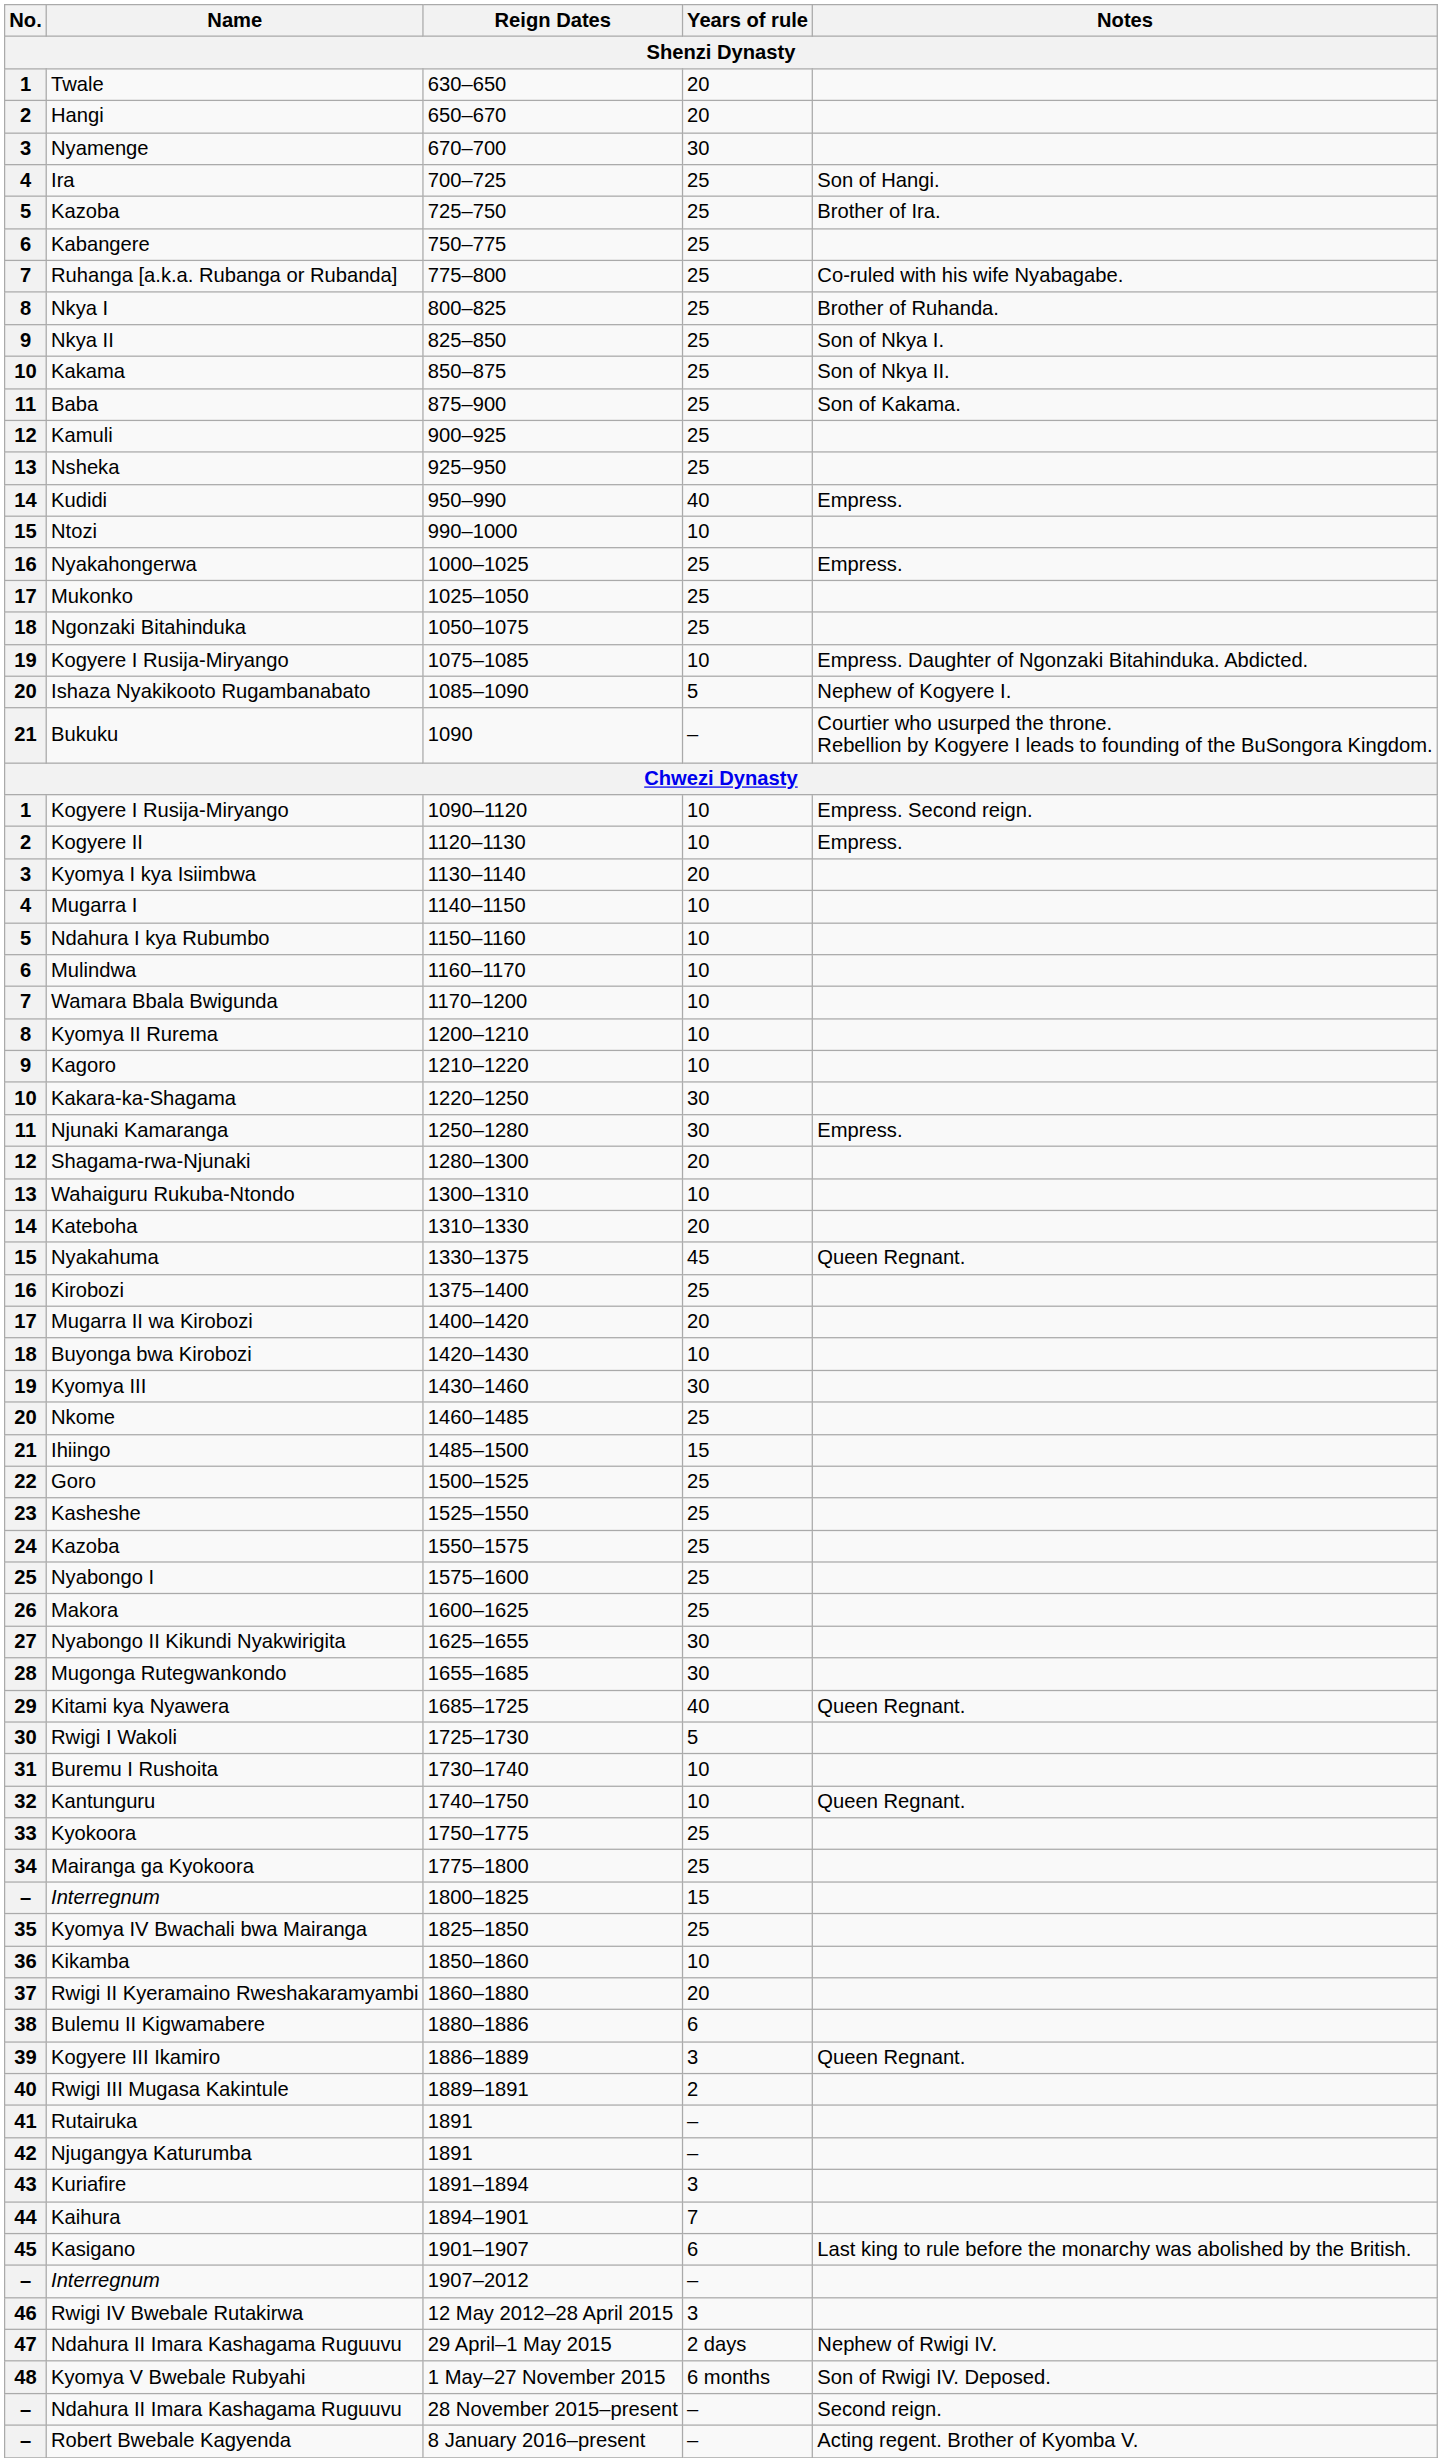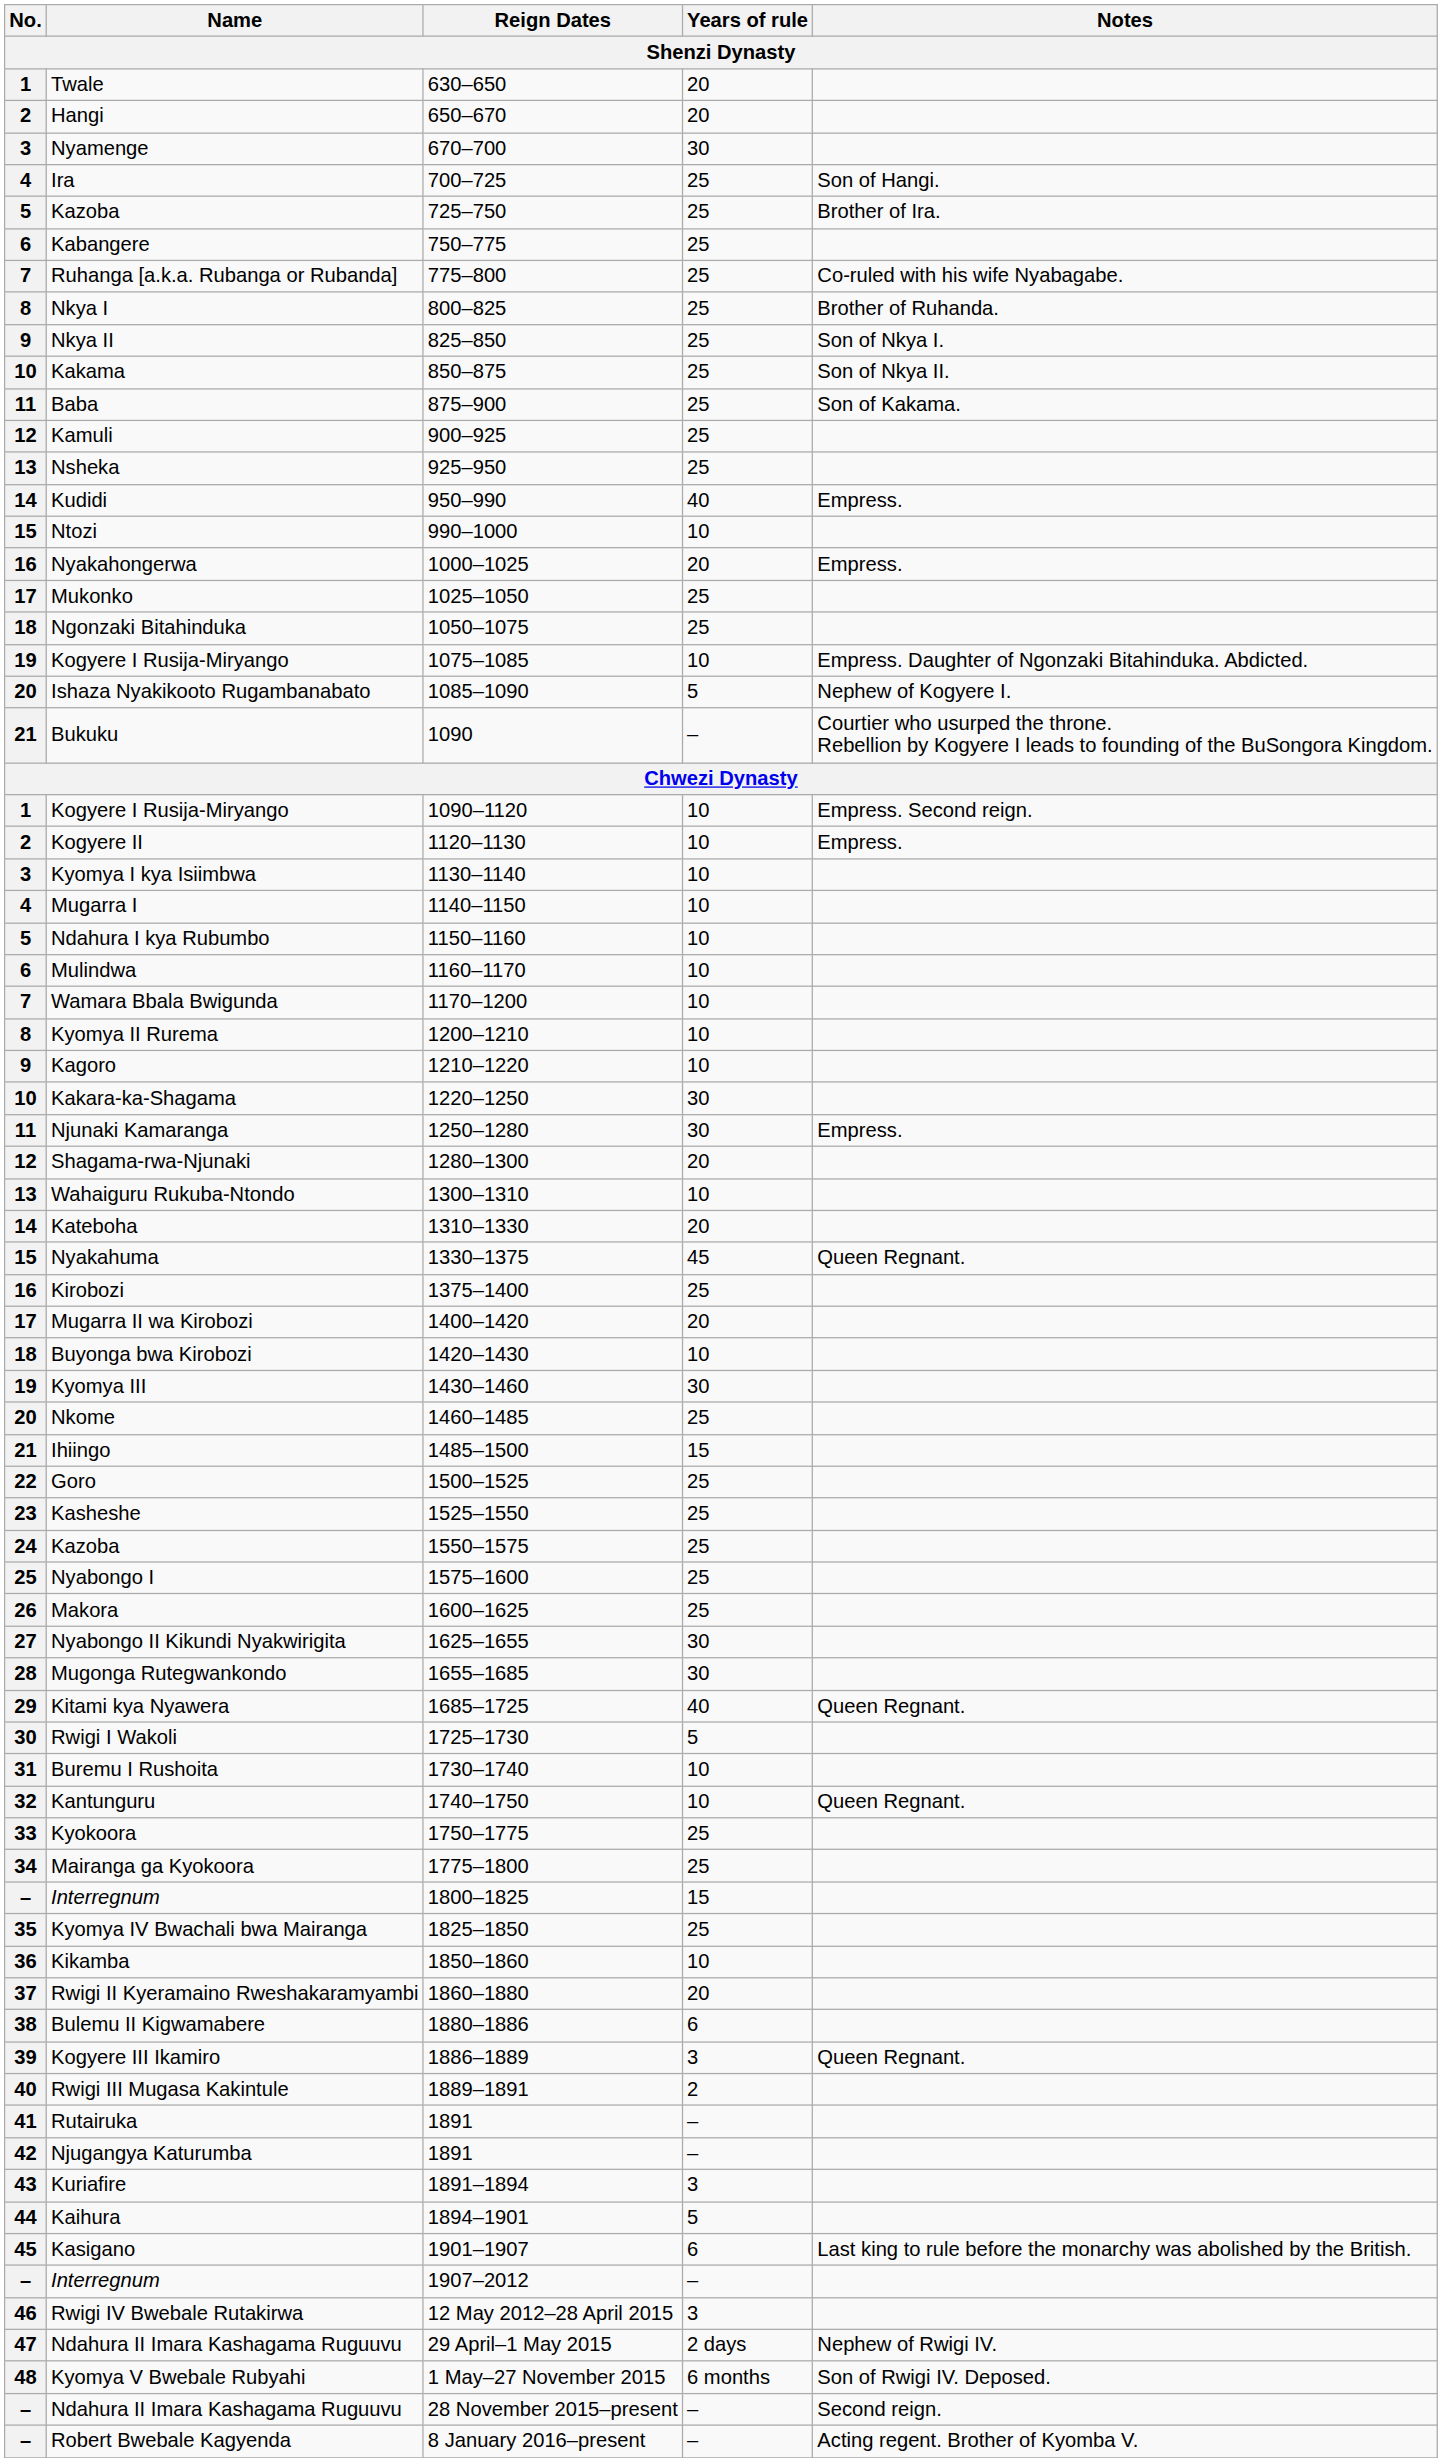(698, 564) 25 -> (698, 564) 20
(698, 874) 20 -> (698, 874) 10
(693, 2217) 7 -> (693, 2217) 5
